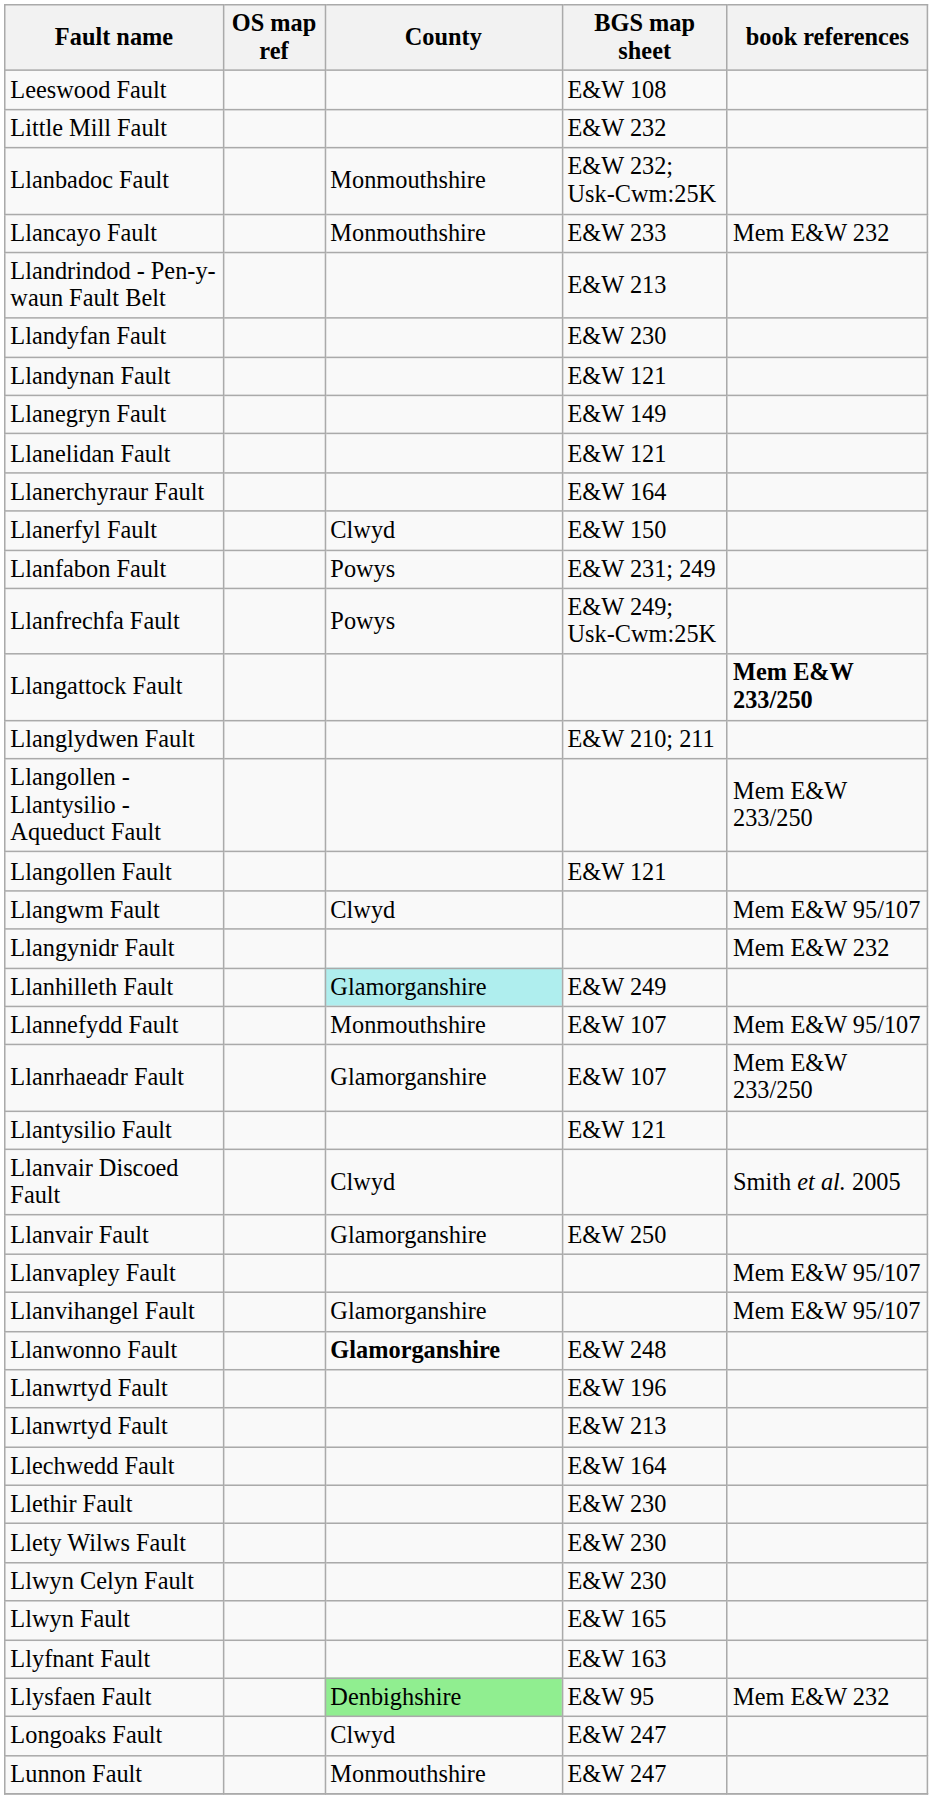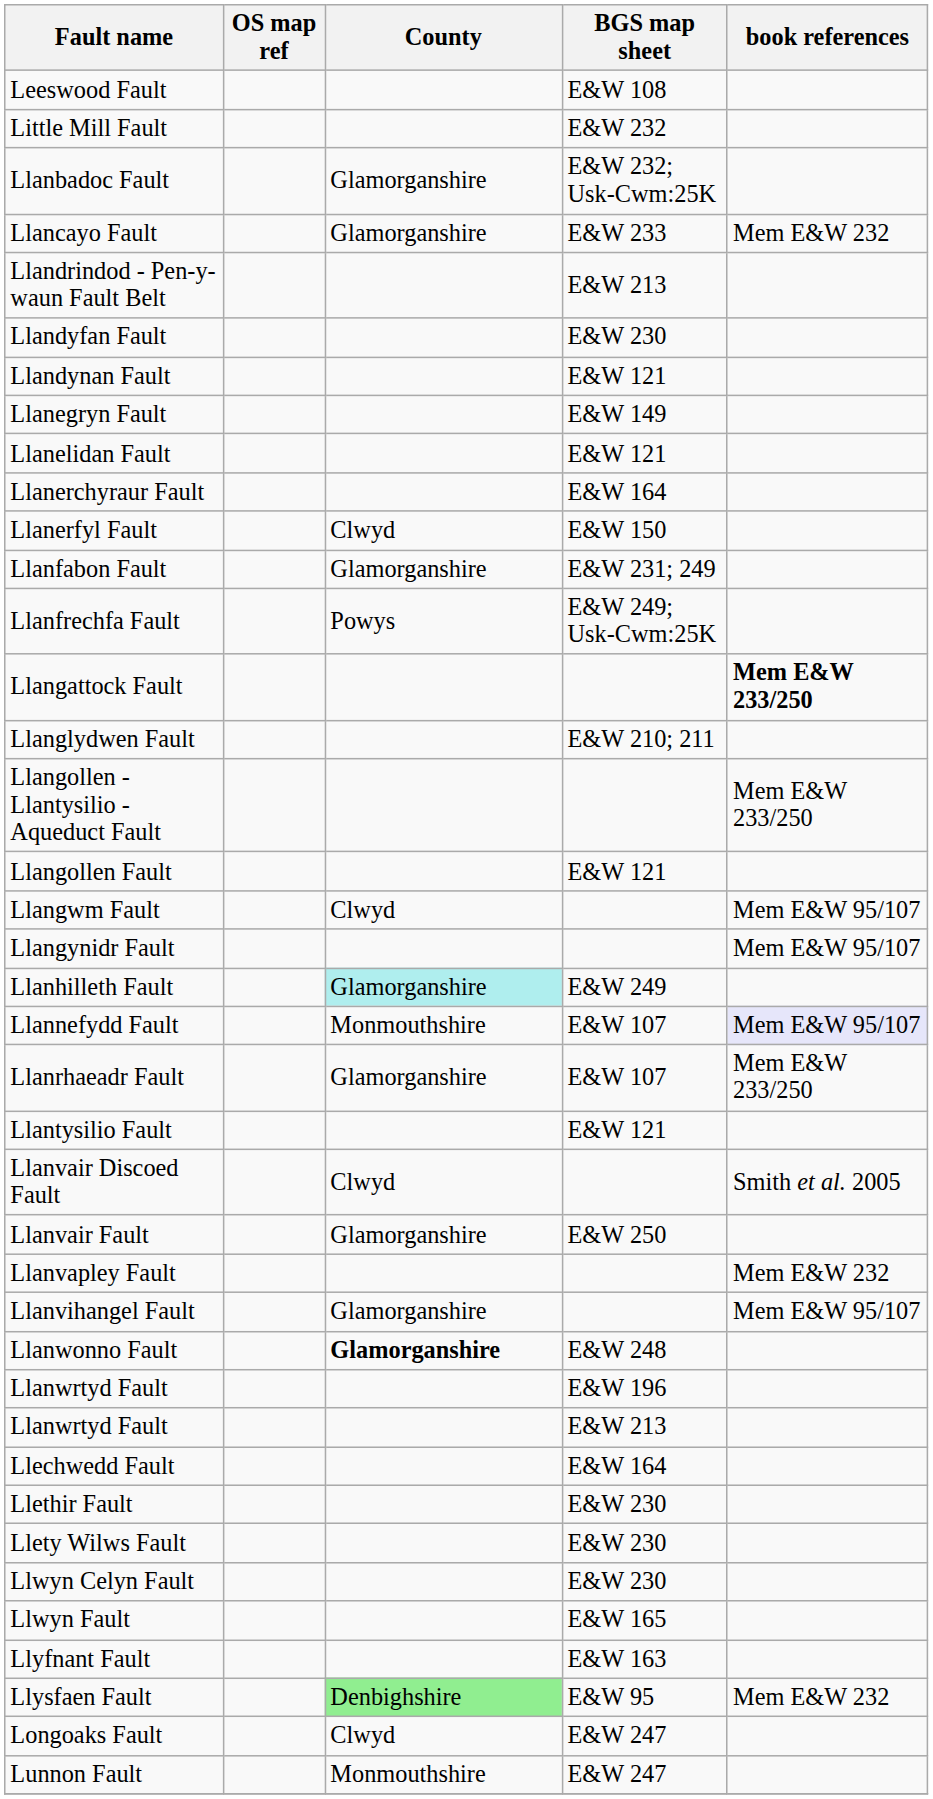(408, 180) Monmouthshire -> (408, 180) Glamorganshire
(408, 232) Monmouthshire -> (408, 232) Glamorganshire
(363, 568) Powys -> (408, 568) Glamorganshire
(811, 948) Mem E&W 232 -> (827, 948) Mem E&W 95/107
(827, 1025) no background -> (827, 1025) lavender background
(827, 1272) Mem E&W 95/107 -> (811, 1272) Mem E&W 232
